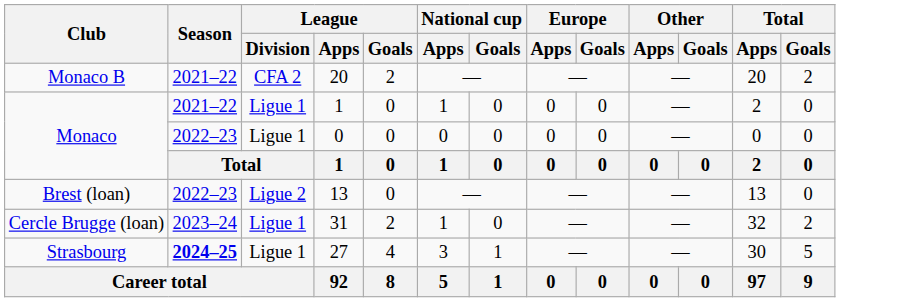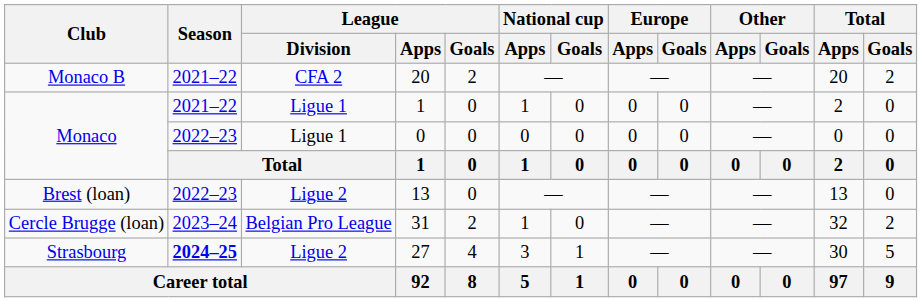(278, 223) Ligue 1 -> (319, 223) Belgian Pro League
(278, 252) Ligue 1 -> (319, 252) Ligue 2
